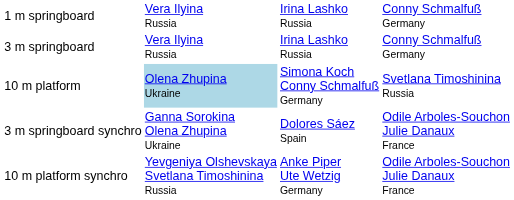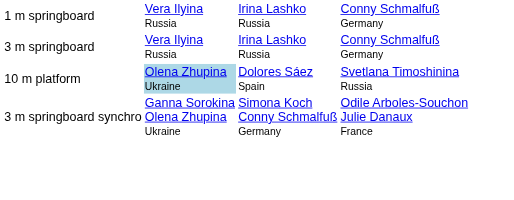(330, 85) Simona Koch Conny Schmalfuß Germany -> (276, 78) Dolores Sáez Spain
(317, 131) Dolores Sáez Spain -> (288, 117) Simona Koch Conny Schmalfuß Germany
- row: (66, 176)
